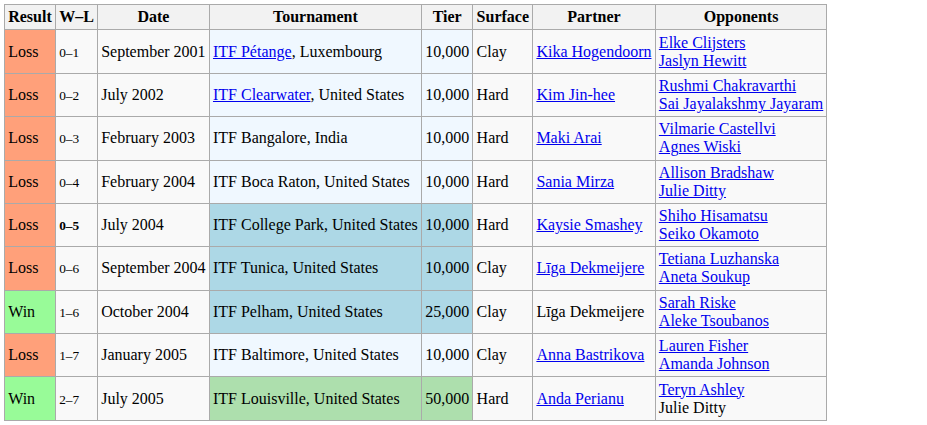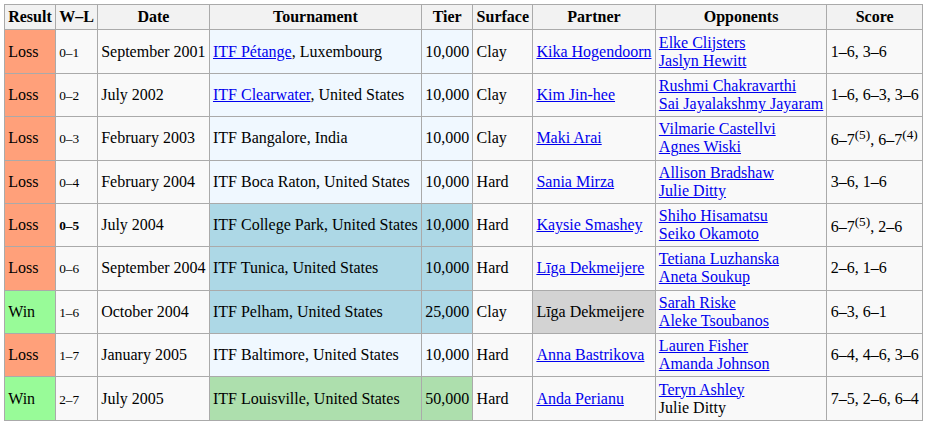+ column: (875, 17)
(493, 94) Hard -> (492, 94) Clay
(493, 138) Hard -> (492, 138) Clay
(492, 268) Clay -> (493, 268) Hard
(590, 311) no background -> (590, 311) lightgrey background
(492, 355) Clay -> (493, 355) Hard
